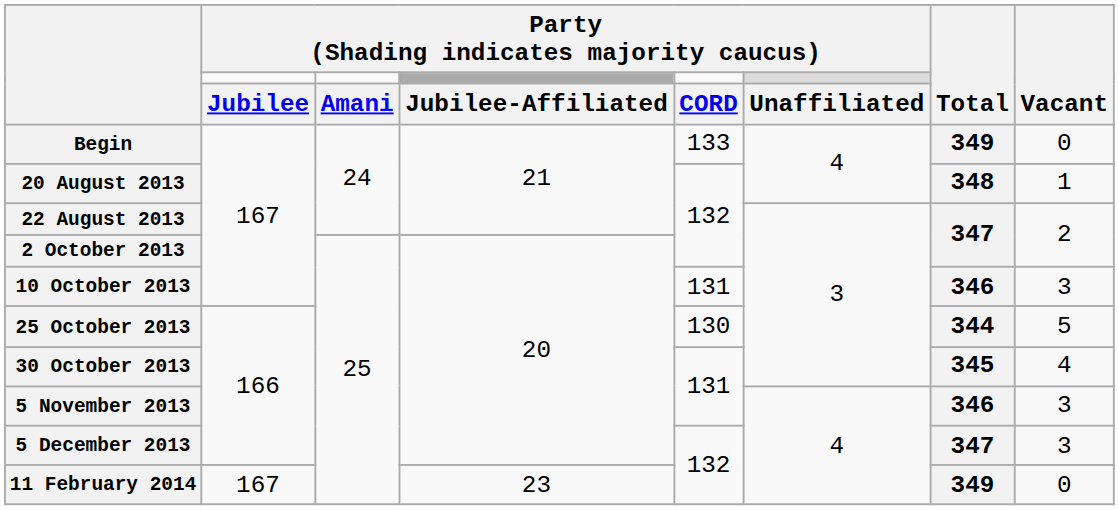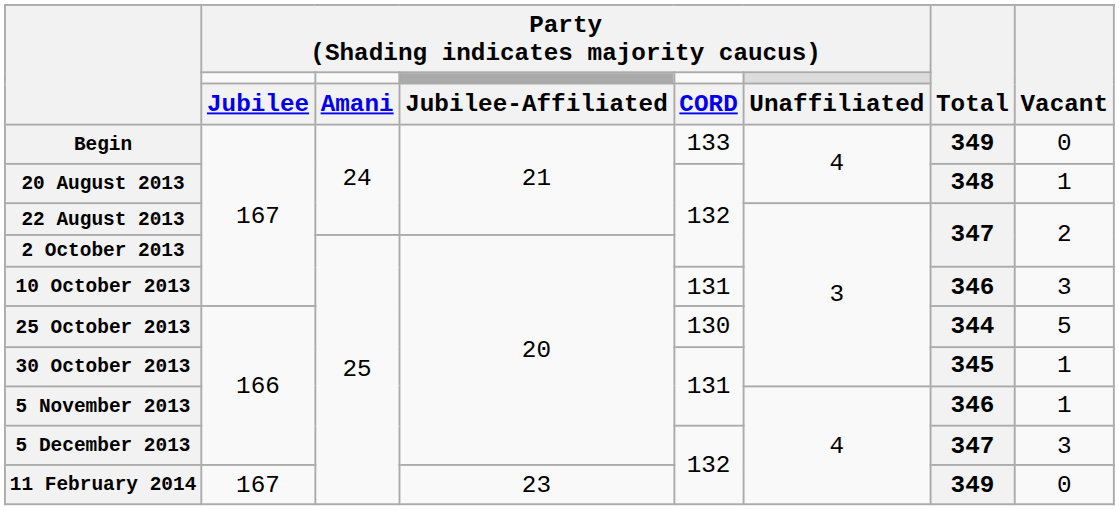(1064, 366) 4 -> (1064, 366) 1
(1064, 406) 3 -> (1064, 406) 1
